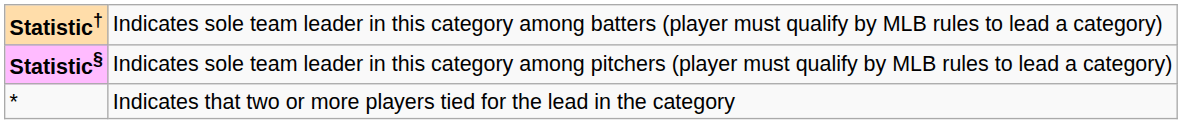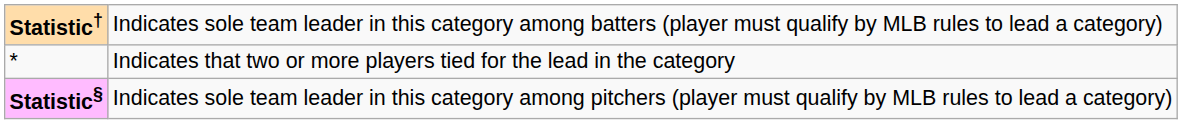rows swapped: (56, 64) <-> (14, 101)
